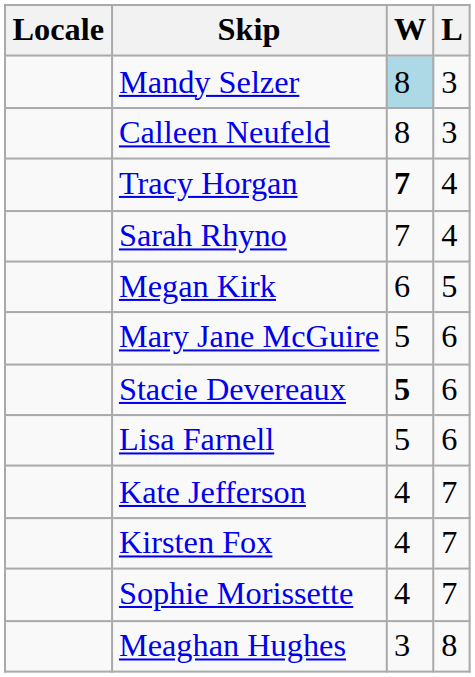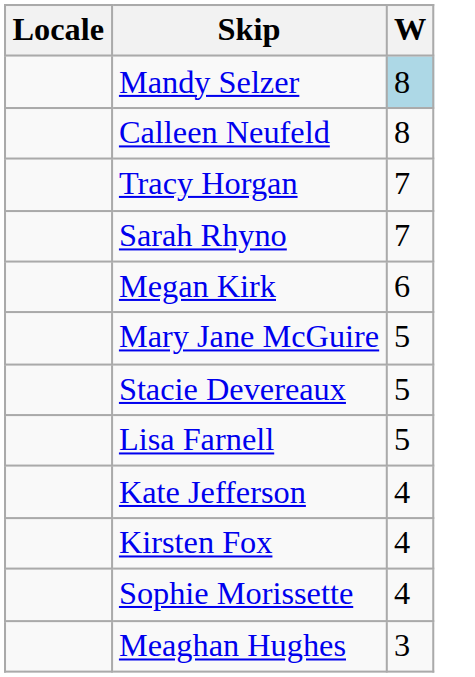- column: (452, 30)
(402, 183) bold -> (402, 183) normal
(402, 388) bold -> (402, 388) normal
